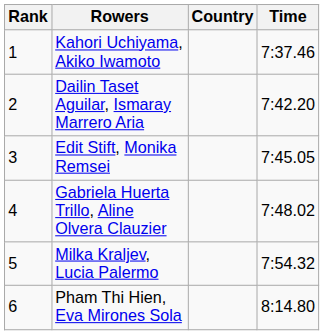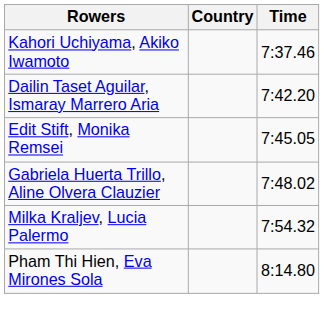- column: (28, 17)
